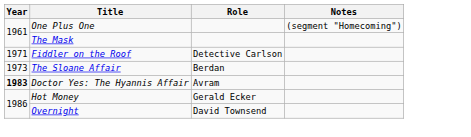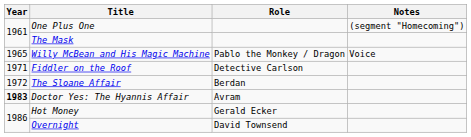+ row: (121, 54)
(17, 68) 1973 -> (17, 82) 1972
